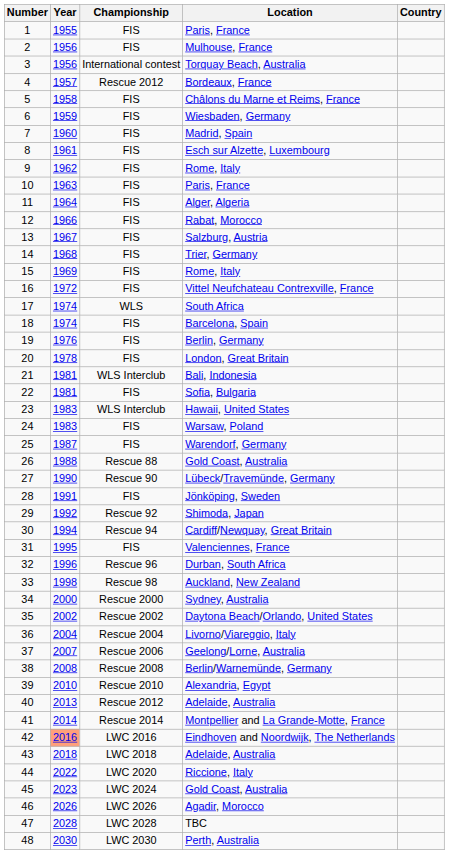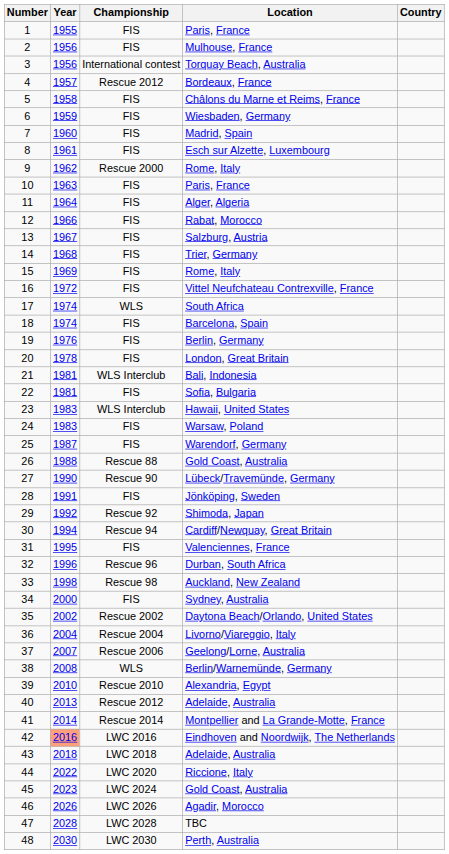(131, 168) FIS -> (131, 168) Rescue 2000
(131, 599) Rescue 2000 -> (131, 599) FIS
(131, 668) Rescue 2008 -> (131, 668) WLS
